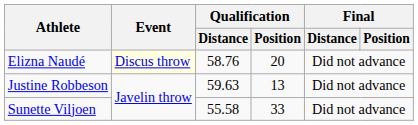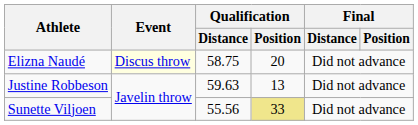(223, 62) 58.76 -> (223, 62) 58.75
(223, 109) 55.58 -> (223, 109) 55.56
(278, 109) no background -> (278, 109) khaki background
